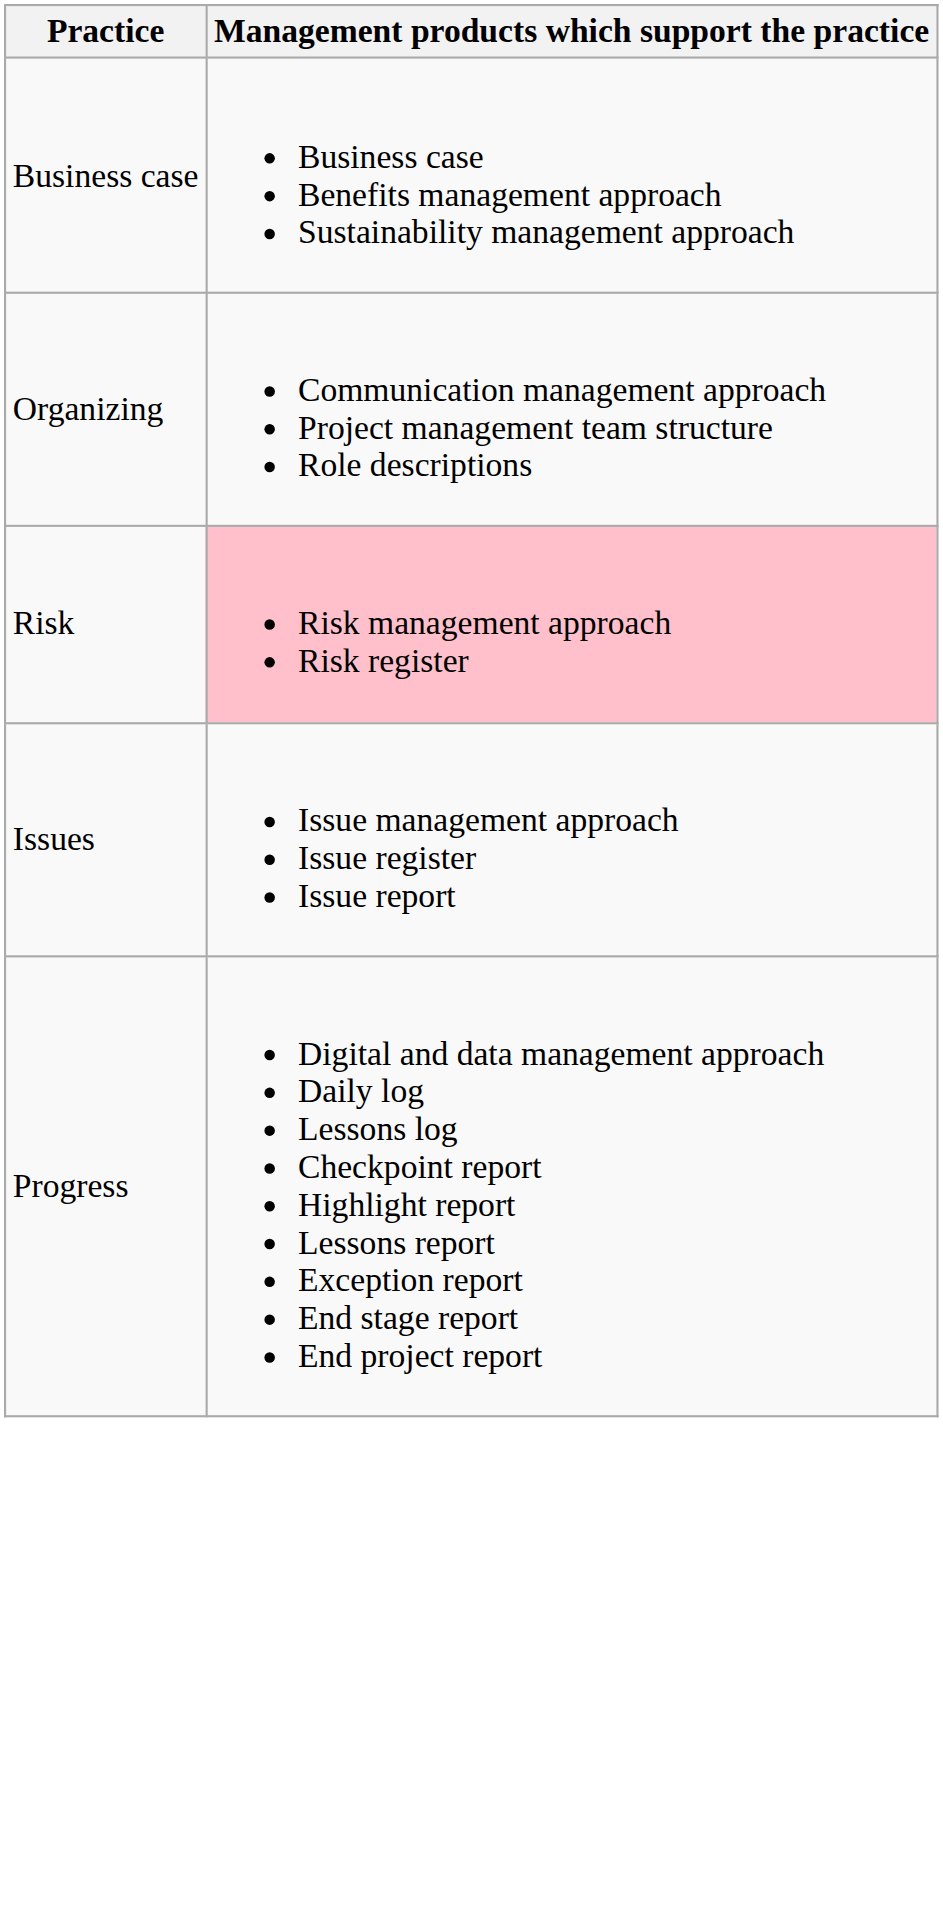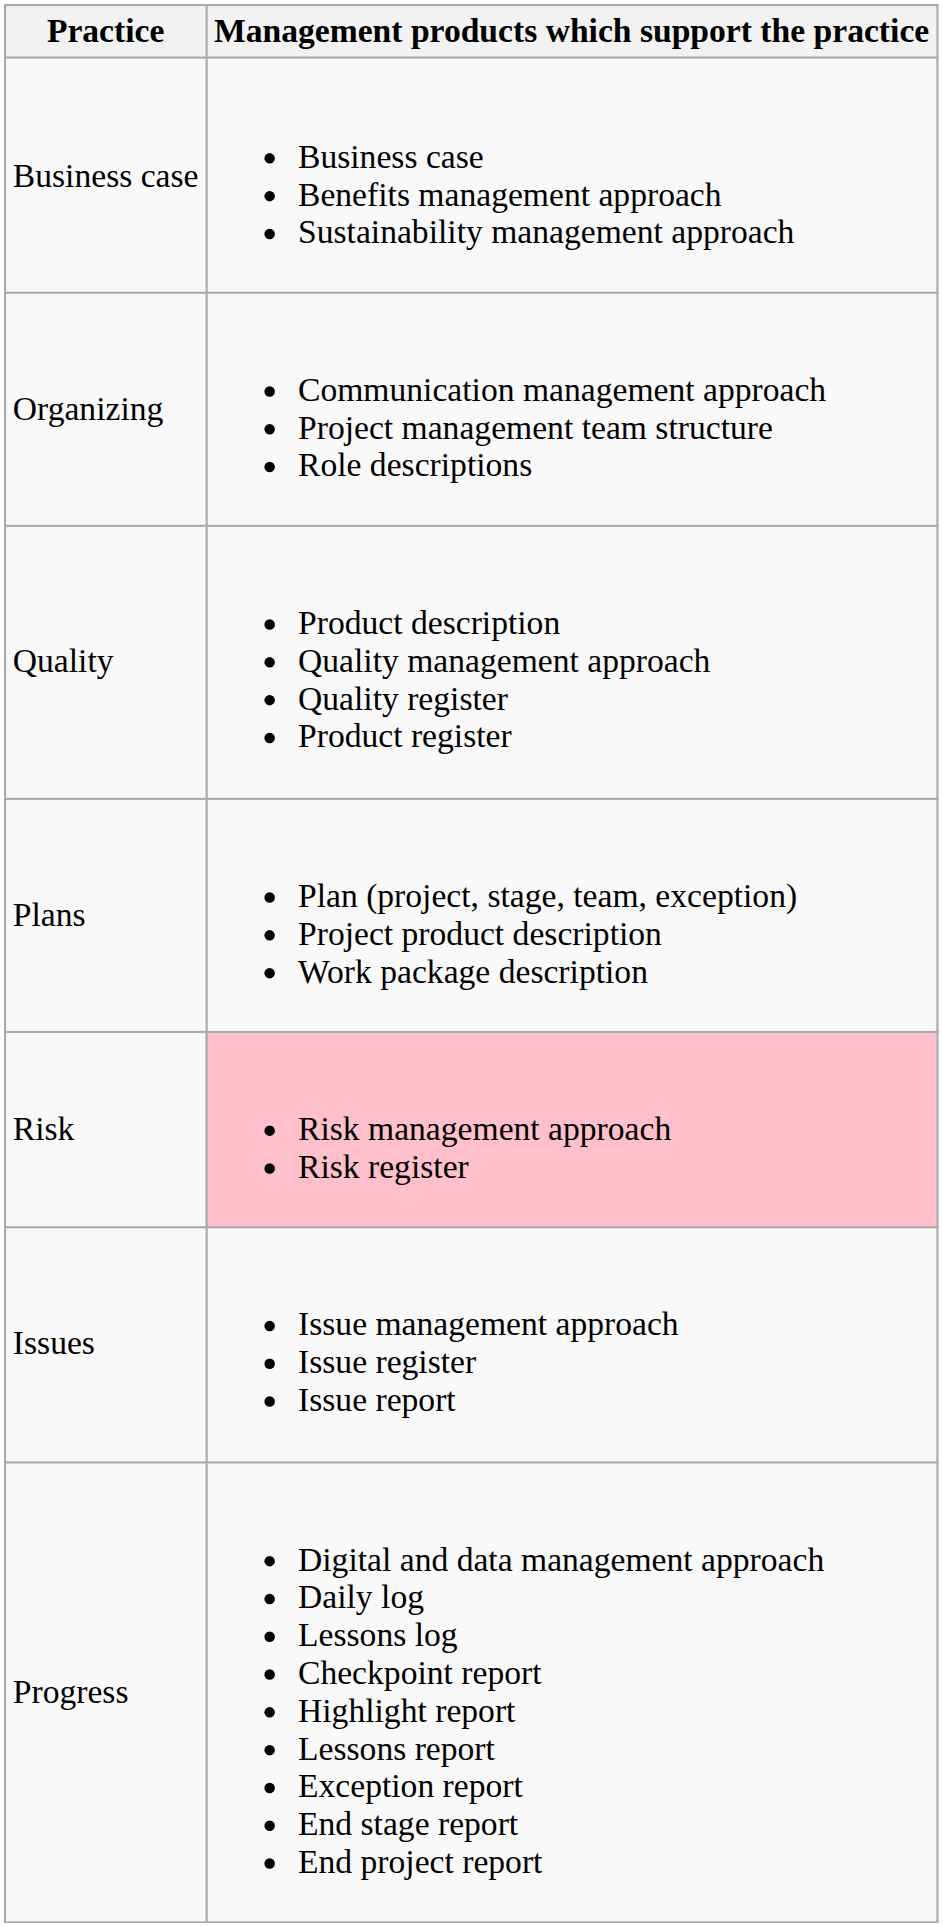+ row: (63, 661)
+ row: (49, 914)
